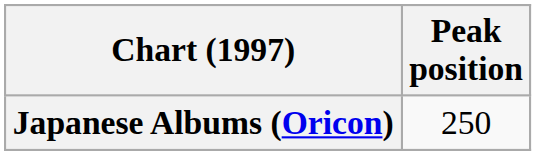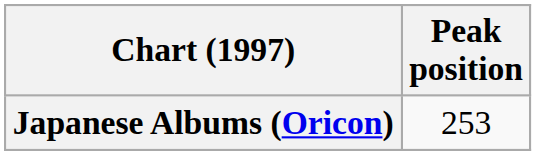(466, 122) 250 -> (466, 122) 253
